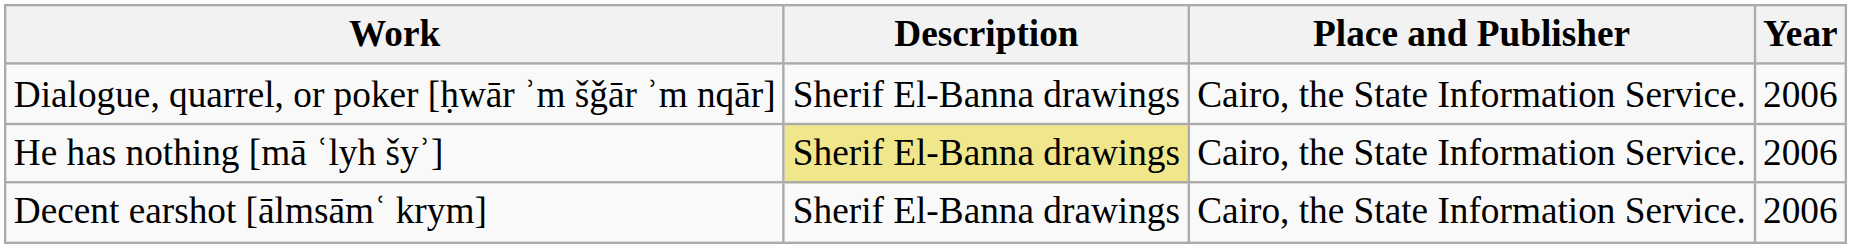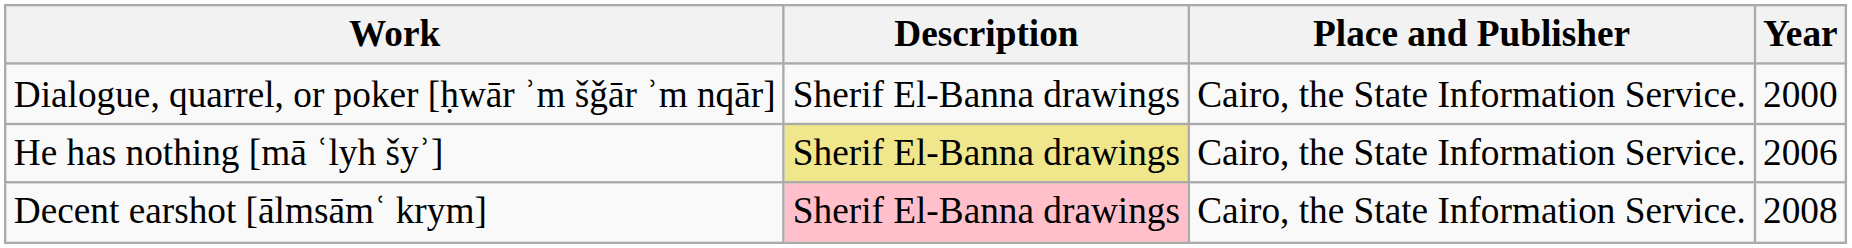(1800, 93) 2006 -> (1800, 93) 2000
(986, 211) no background -> (986, 211) pink background
(1800, 211) 2006 -> (1800, 211) 2008
